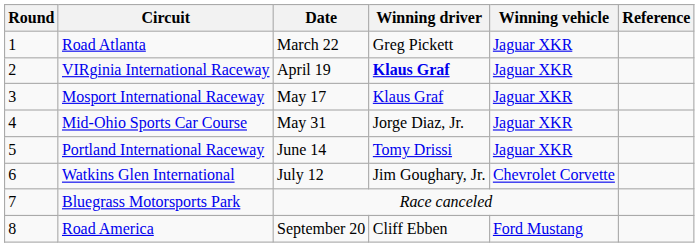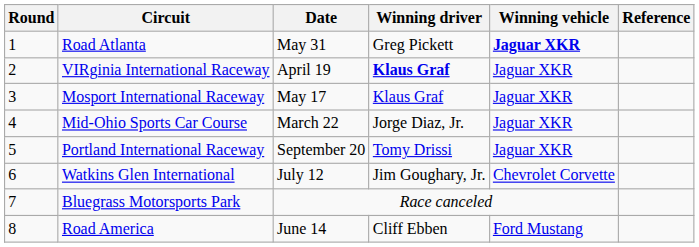(308, 44) March 22 -> (302, 44) May 31
(533, 44) normal -> (536, 44) bold
(302, 123) May 31 -> (308, 123) March 22
(302, 149) June 14 -> (321, 149) September 20
(321, 228) September 20 -> (302, 228) June 14
